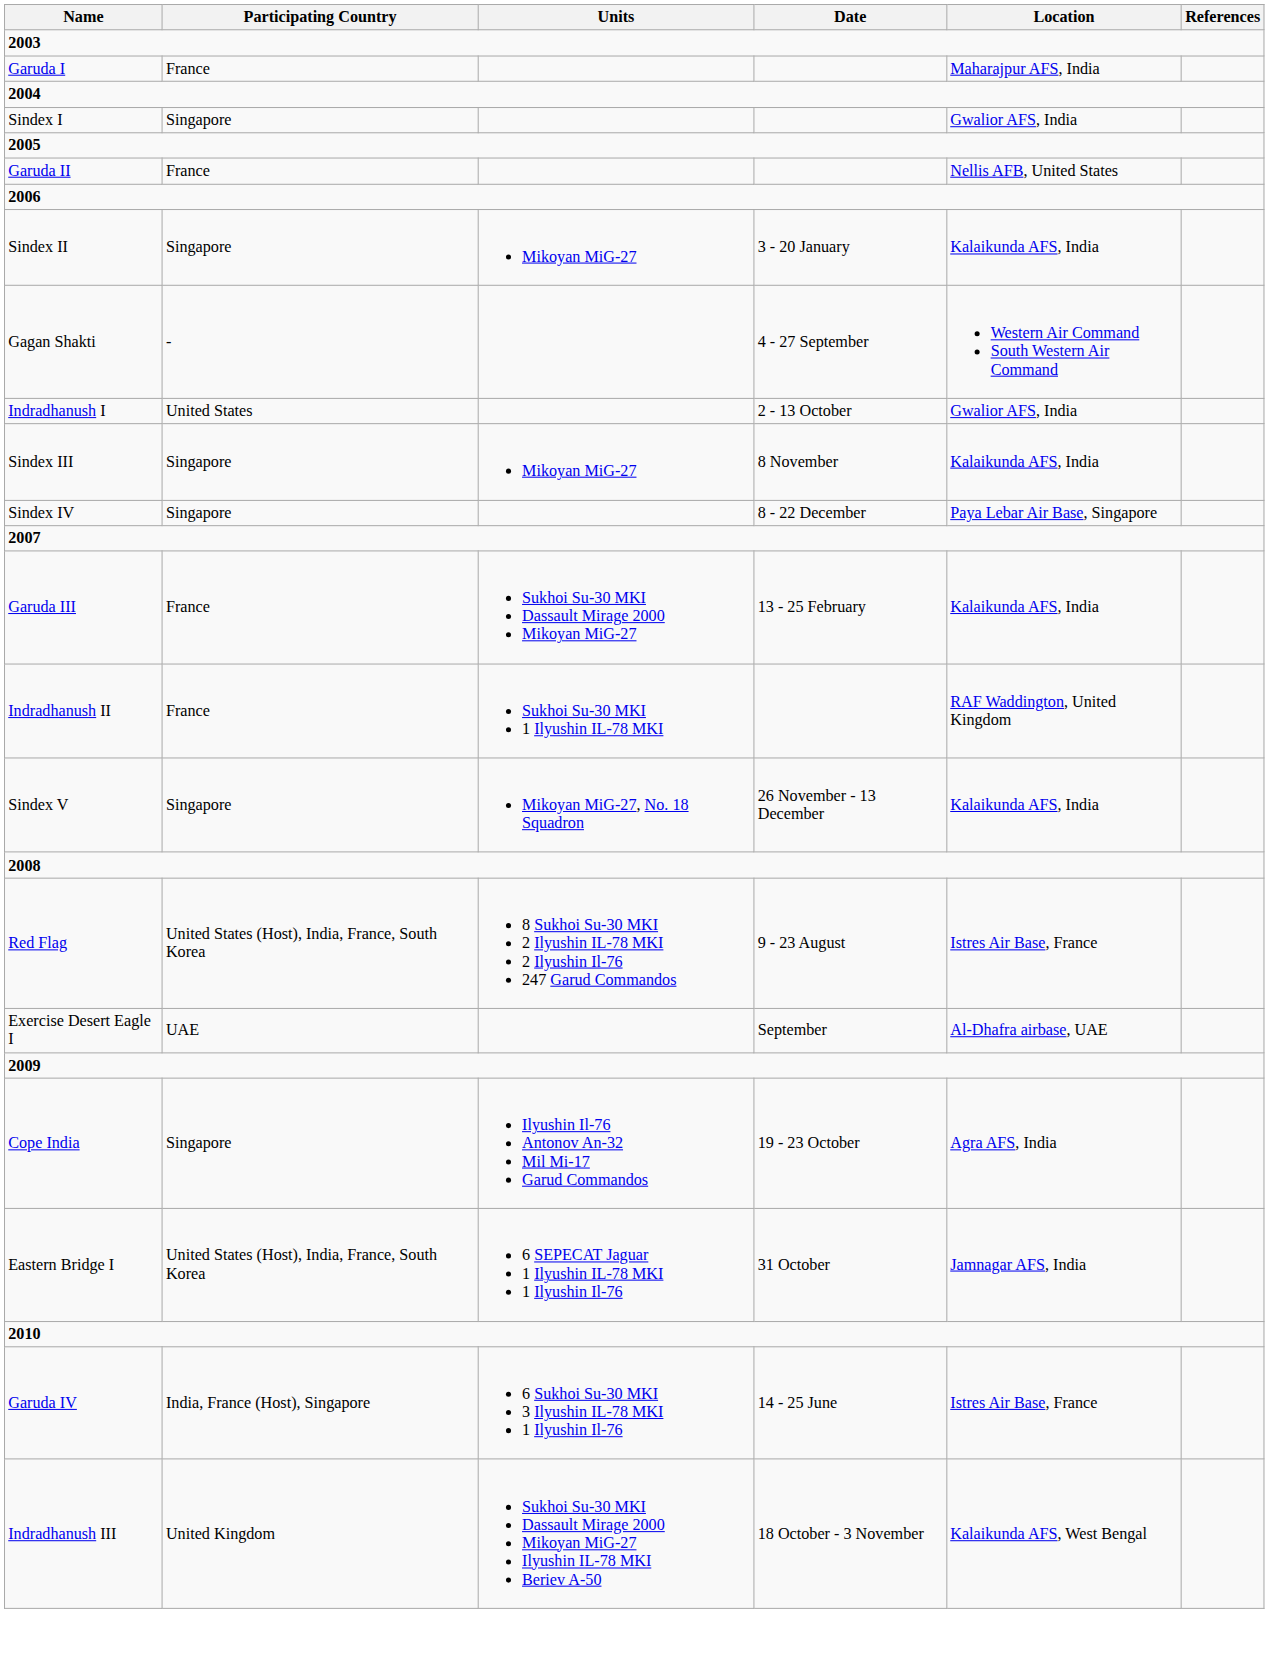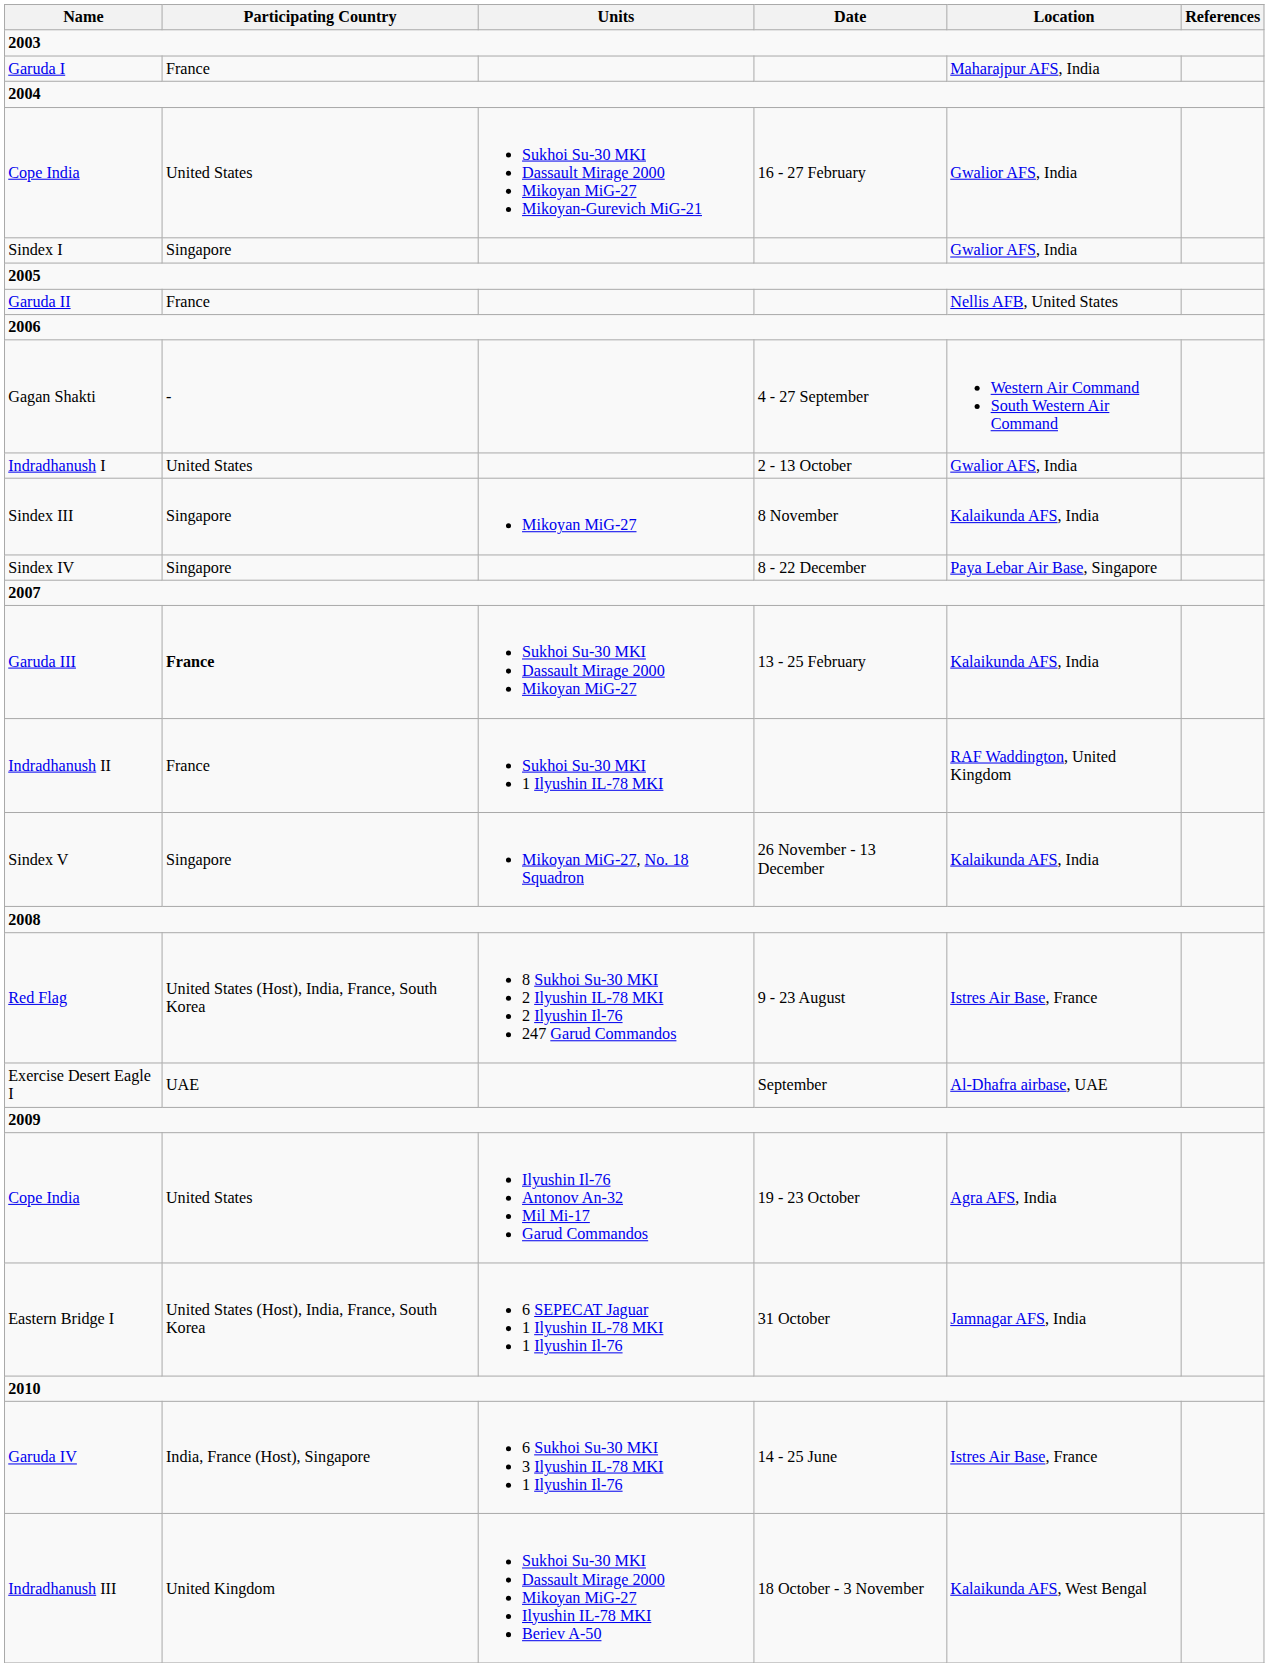+ row: (44, 172)
- row: (38, 247)
(188, 607) normal -> (190, 661) bold
(199, 1143) Singapore -> (209, 1197) United States
